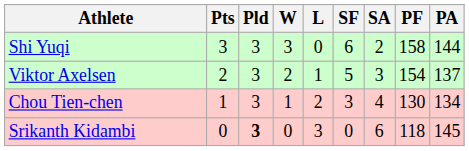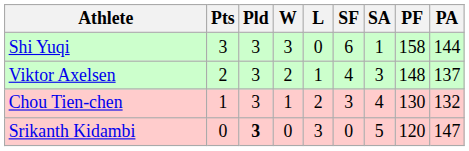(379, 46) 2 -> (379, 46) 1
(349, 74) 5 -> (349, 74) 4
(412, 74) 154 -> (412, 74) 148
(447, 103) 134 -> (447, 103) 132
(379, 131) 6 -> (379, 131) 5
(412, 131) 118 -> (412, 131) 120
(447, 131) 145 -> (447, 131) 147
